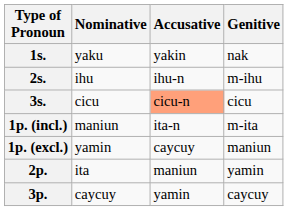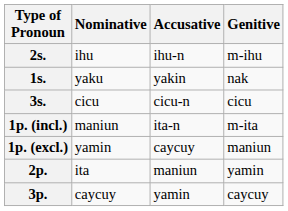rows swapped: (38, 55) <-> (38, 78)
(172, 101) lightsalmon background -> (172, 101) no background
